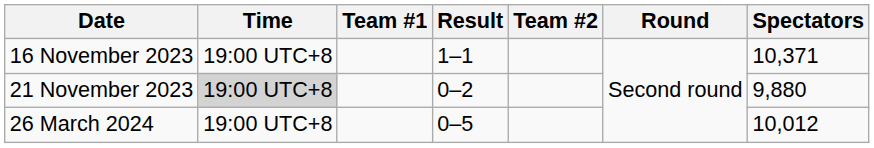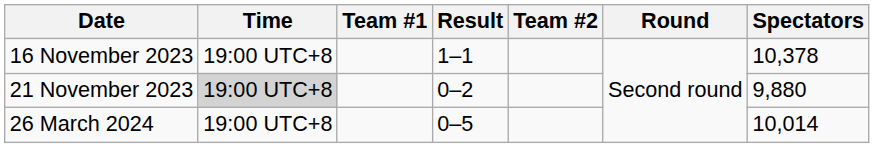(785, 55) 10,371 -> (785, 55) 10,378
(785, 124) 10,012 -> (785, 124) 10,014
